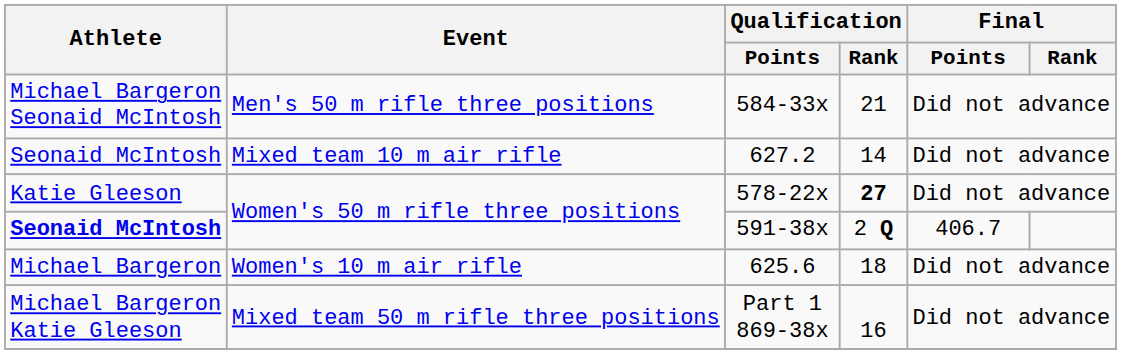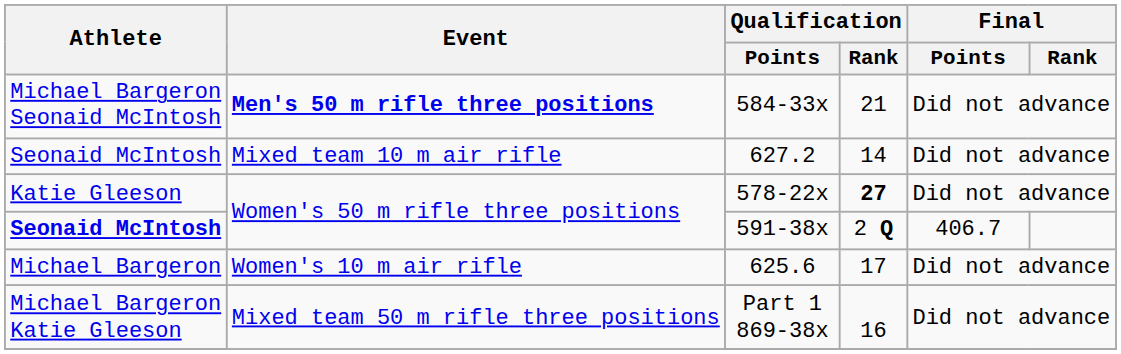(443, 106) normal -> (443, 106) bold
(873, 267) 18 -> (873, 267) 17
